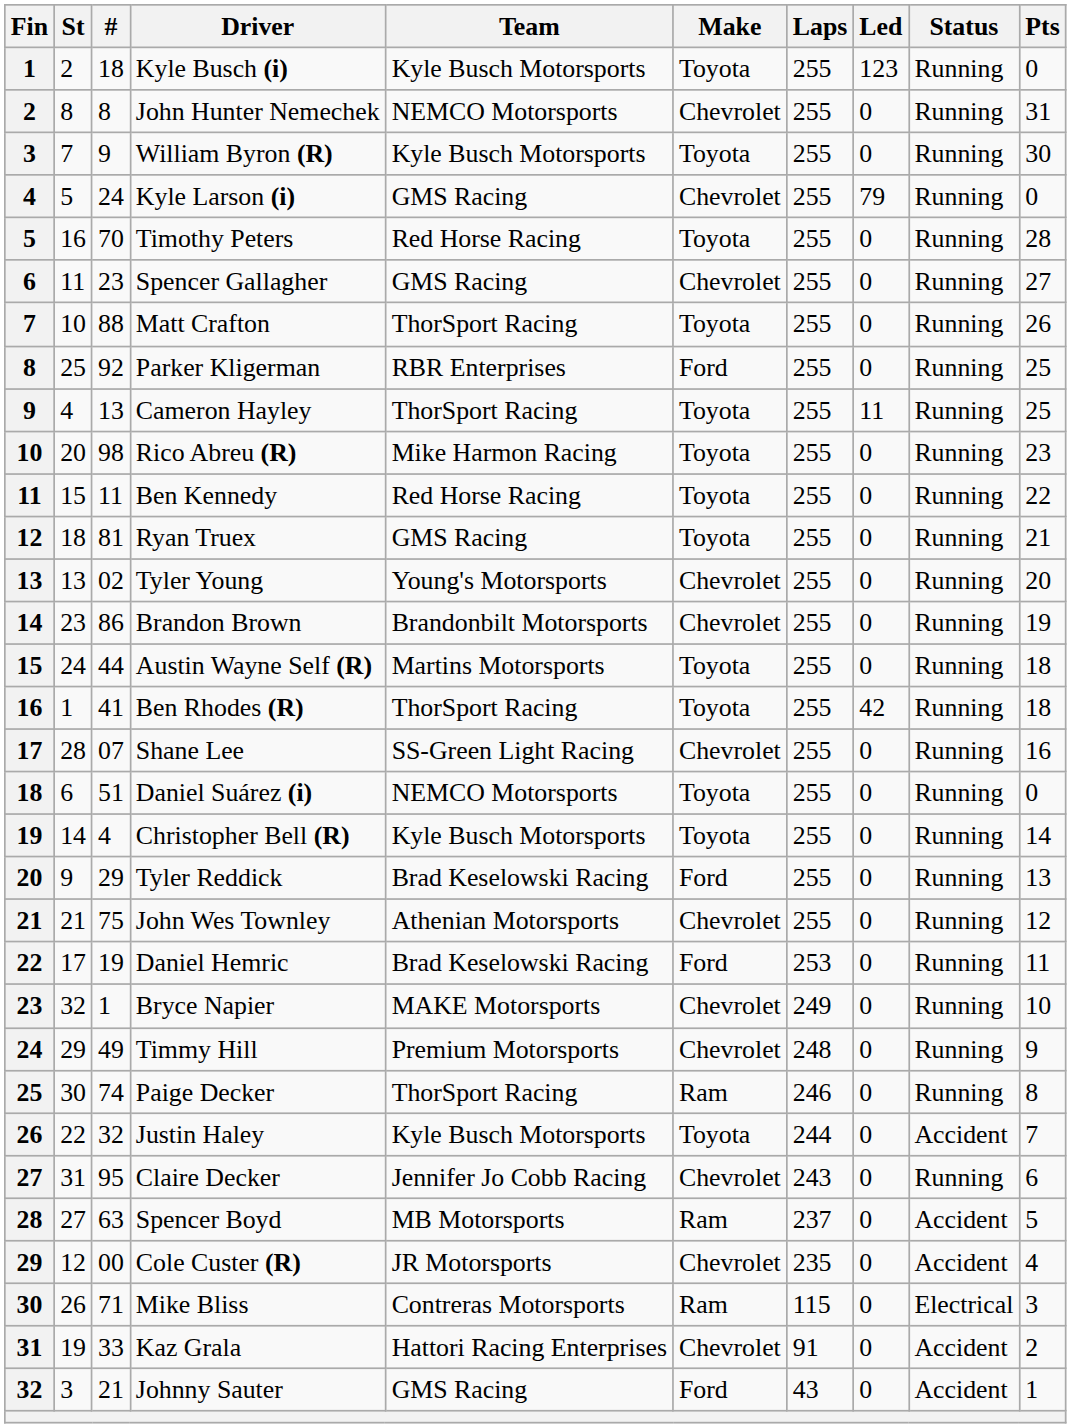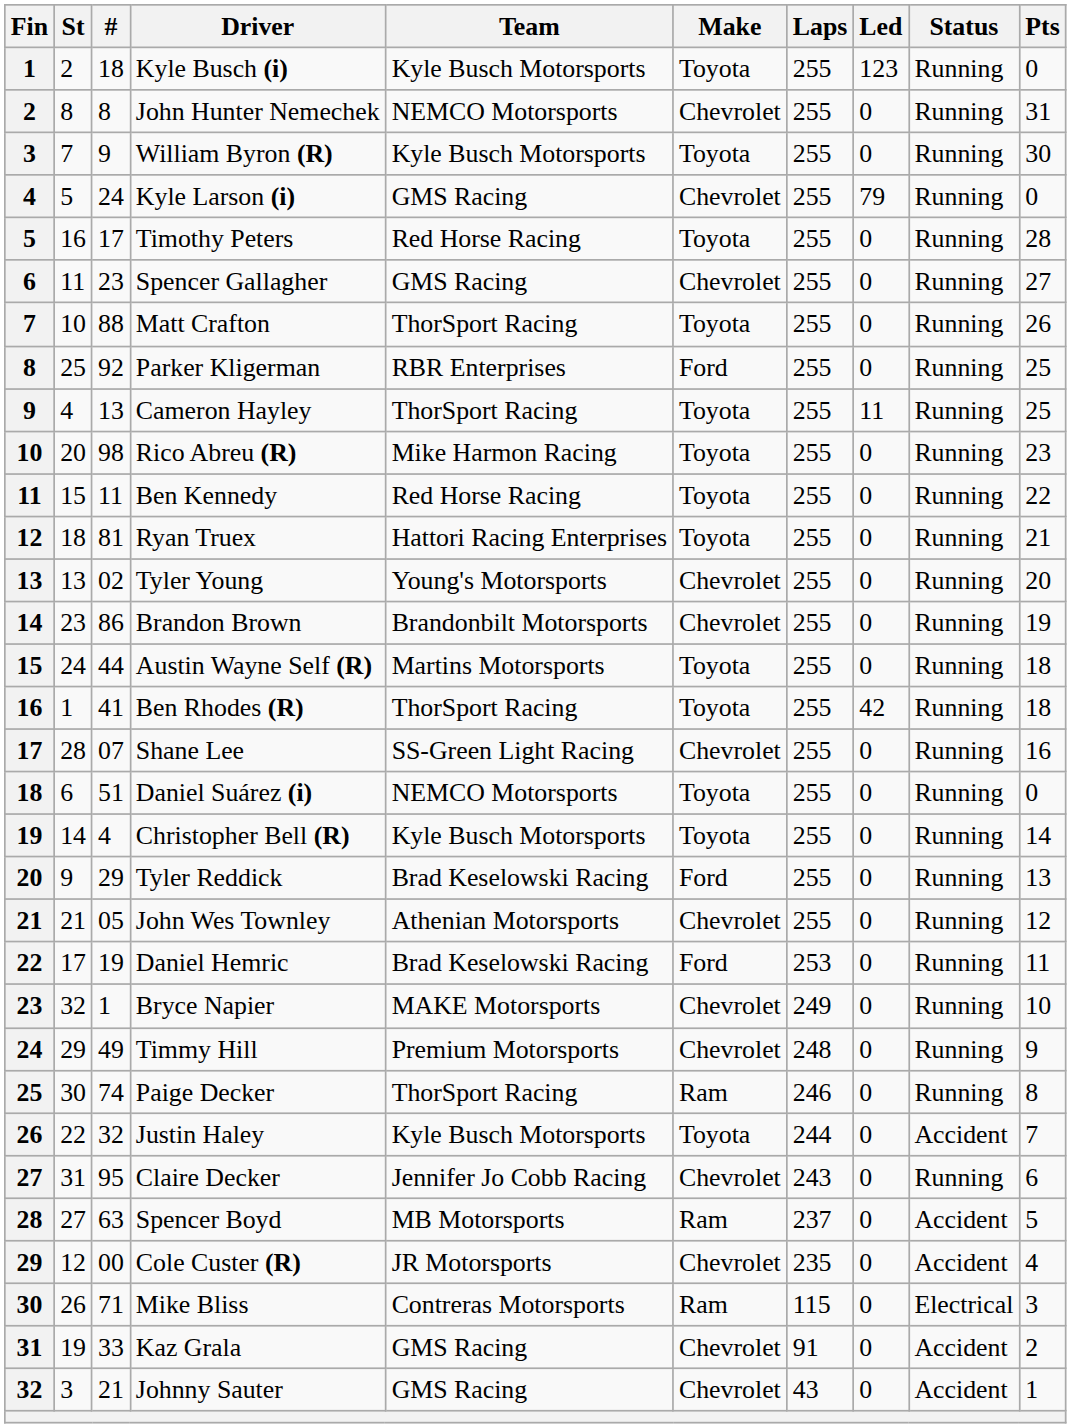(111, 239) 70 -> (111, 239) 17
(459, 537) GMS Racing -> (529, 537) Hattori Racing Enterprises
(111, 920) 75 -> (111, 920) 05
(529, 1346) Hattori Racing Enterprises -> (459, 1346) GMS Racing
(703, 1389) Ford -> (730, 1389) Chevrolet
